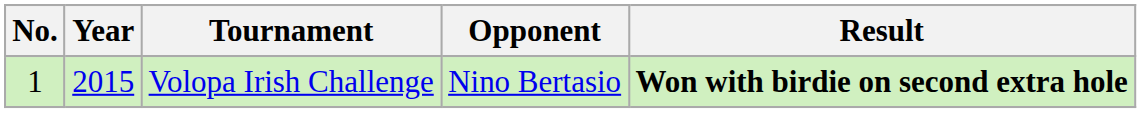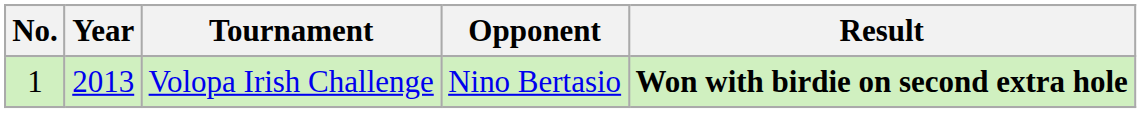(103, 81) 2015 -> (103, 81) 2013
